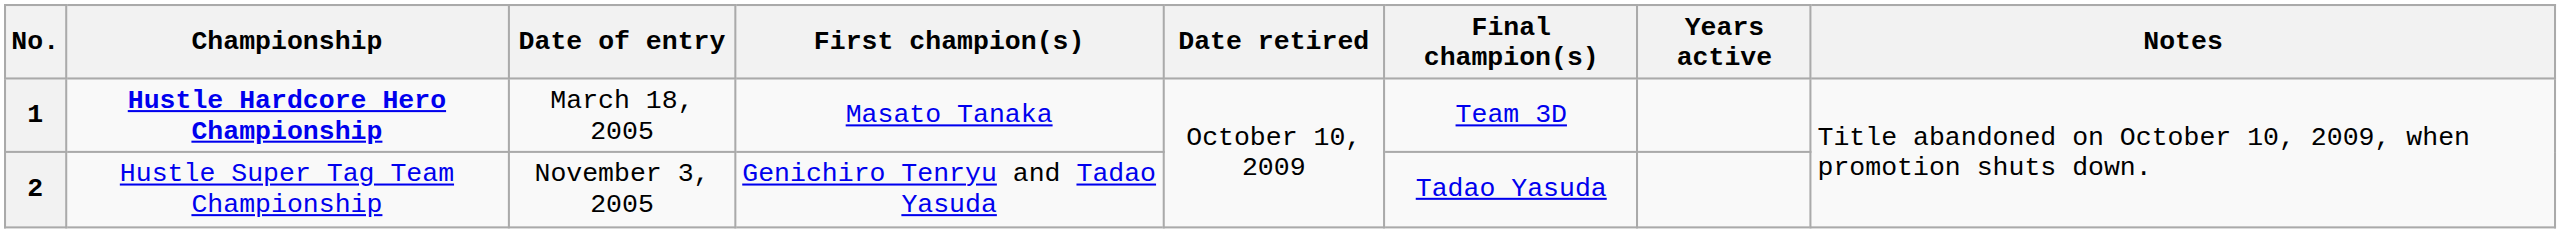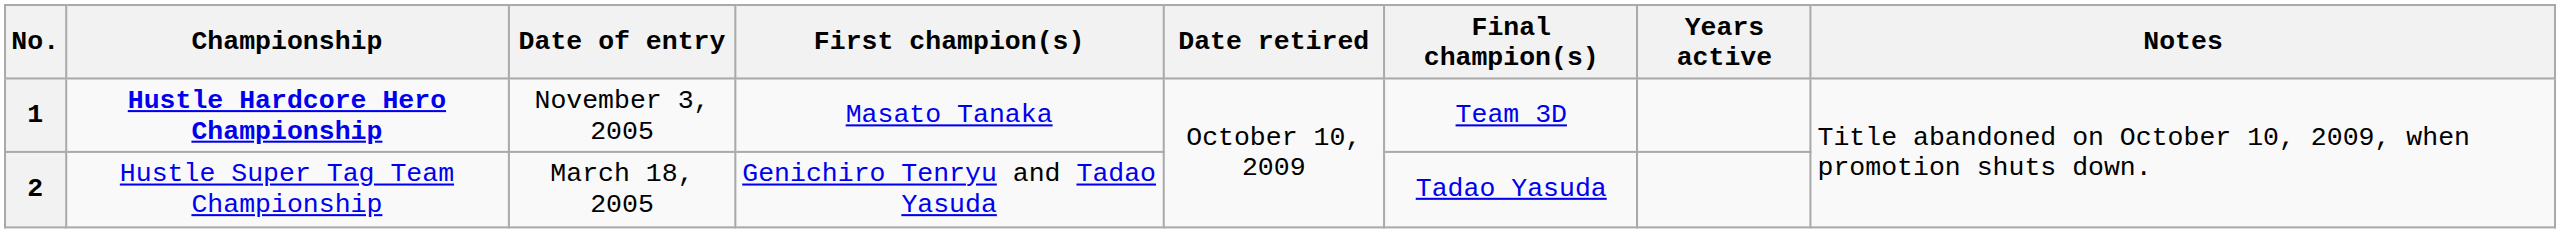(622, 116) March 18, 2005 -> (622, 116) November 3, 2005
(622, 190) November 3, 2005 -> (622, 190) March 18, 2005
